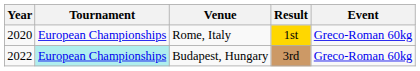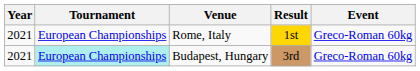(20, 35) 2020 -> (20, 35) 2021
(20, 56) 2022 -> (20, 56) 2021
